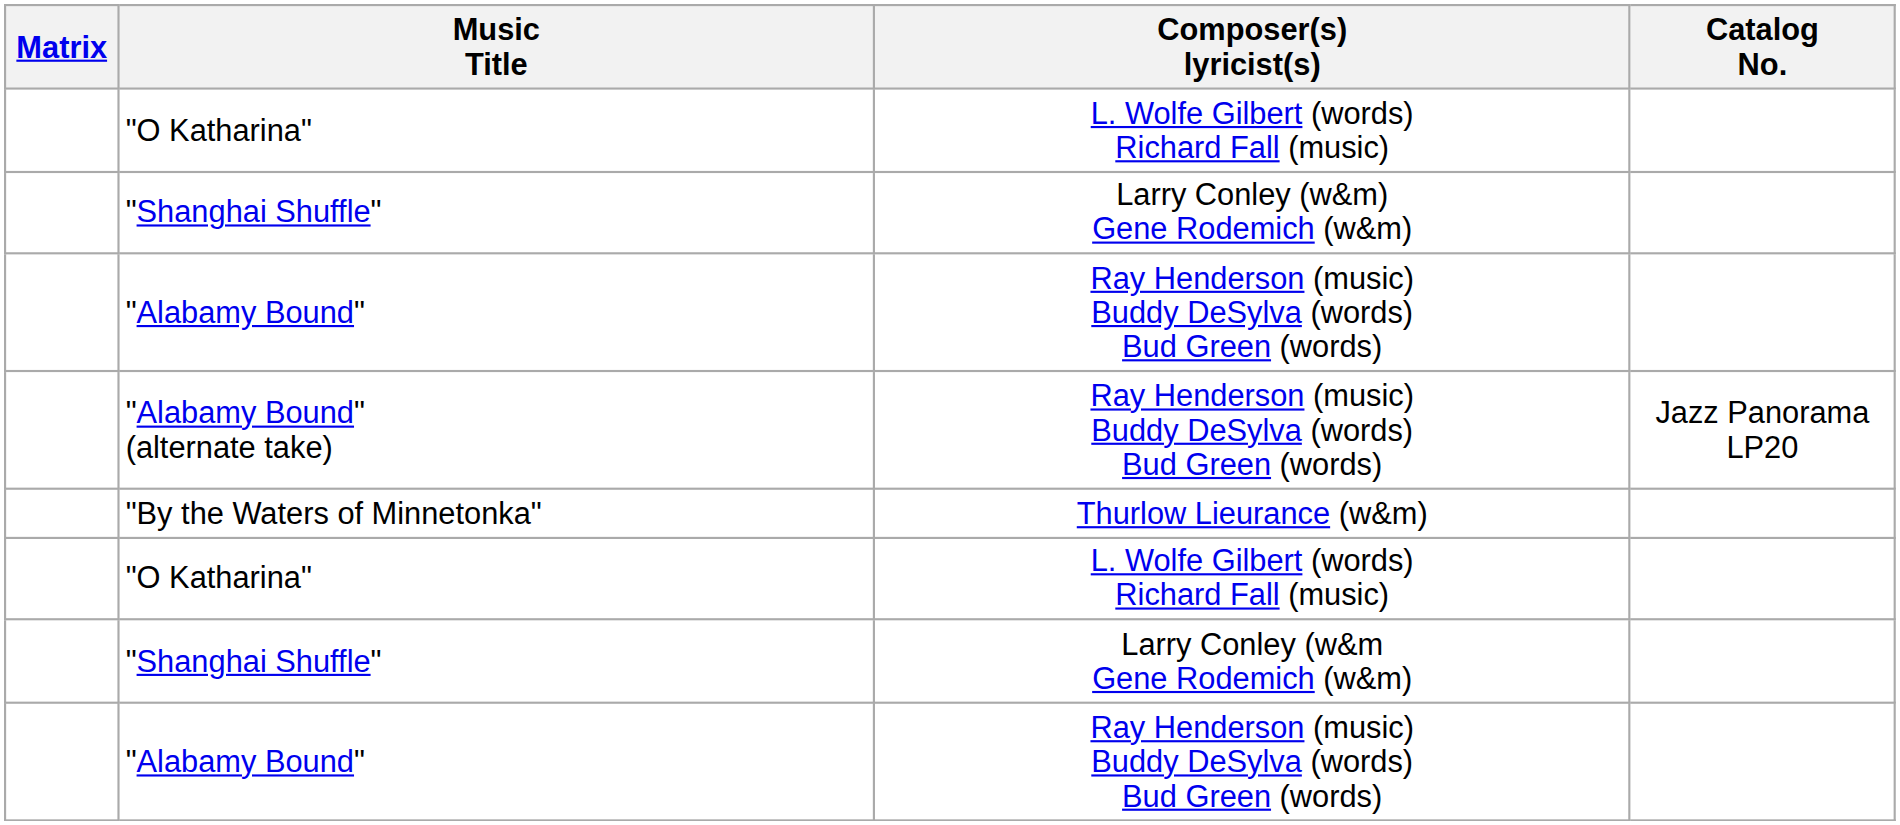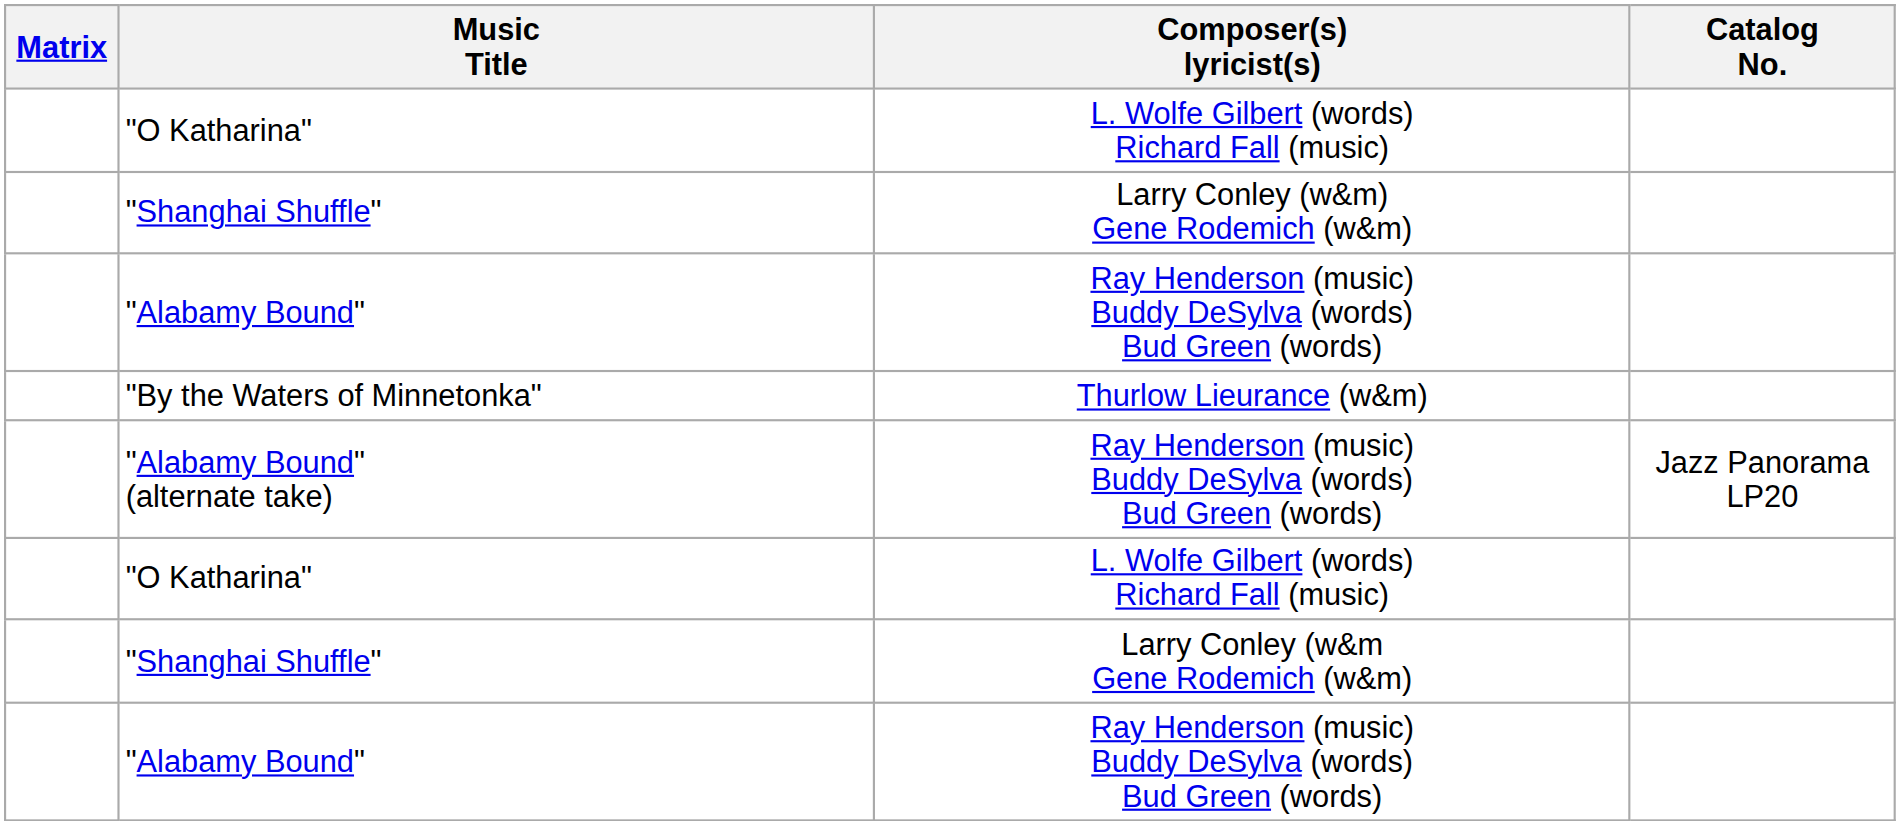rows swapped: (245, 430) <-> (334, 513)
